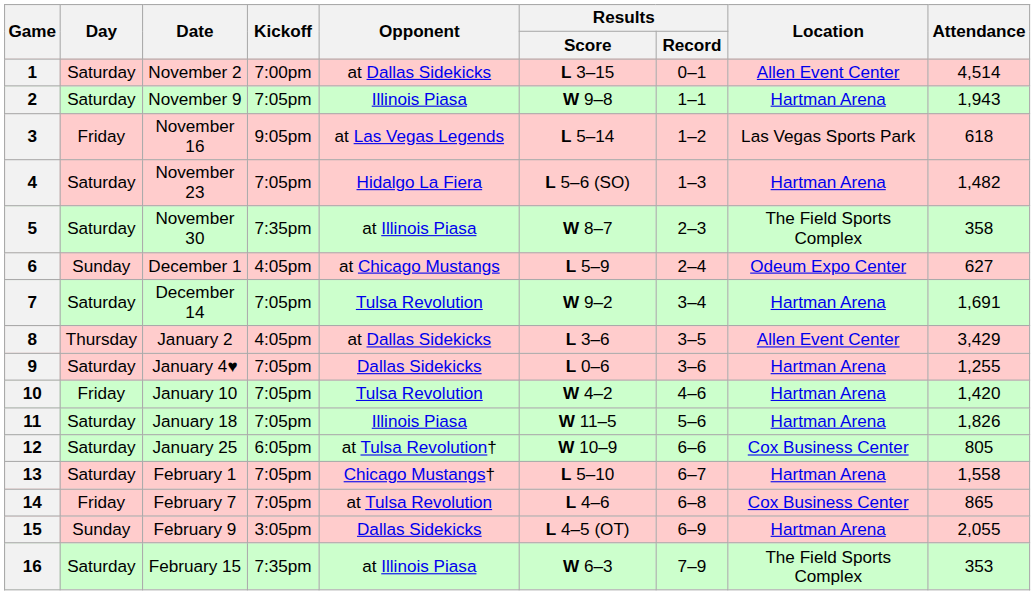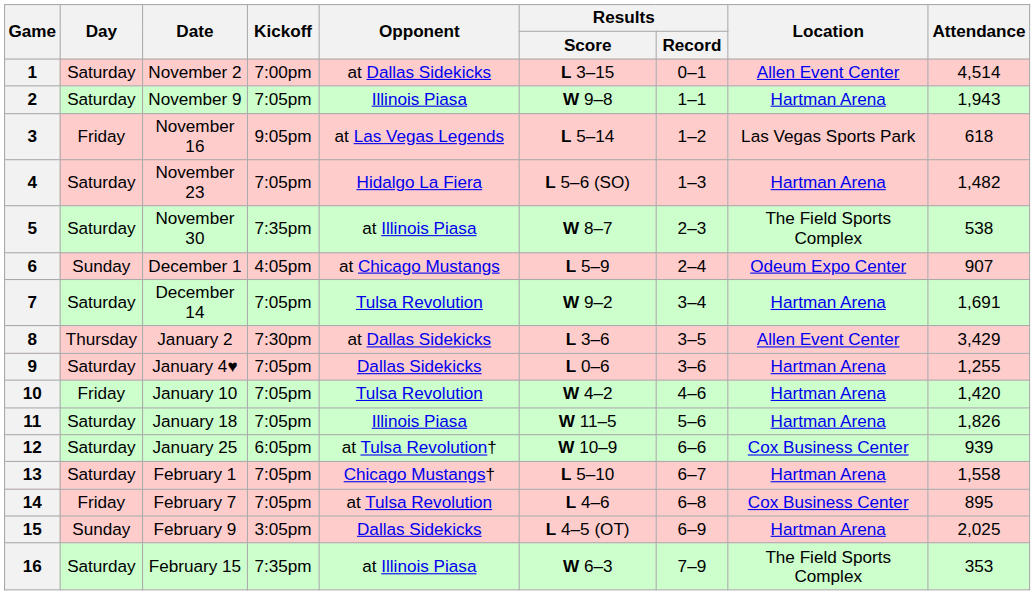(979, 229) 358 -> (979, 229) 538
(979, 265) 627 -> (979, 265) 907
(283, 339) 4:05pm -> (283, 339) 7:30pm
(979, 448) 805 -> (979, 448) 939
(979, 502) 865 -> (979, 502) 895
(979, 529) 2,055 -> (979, 529) 2,025
